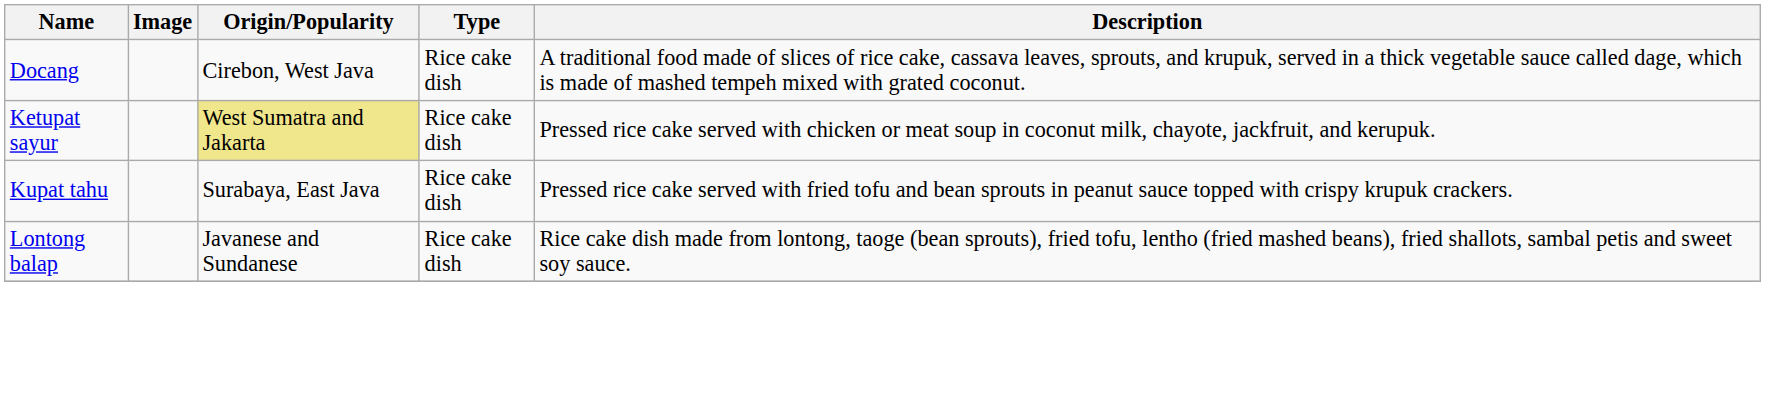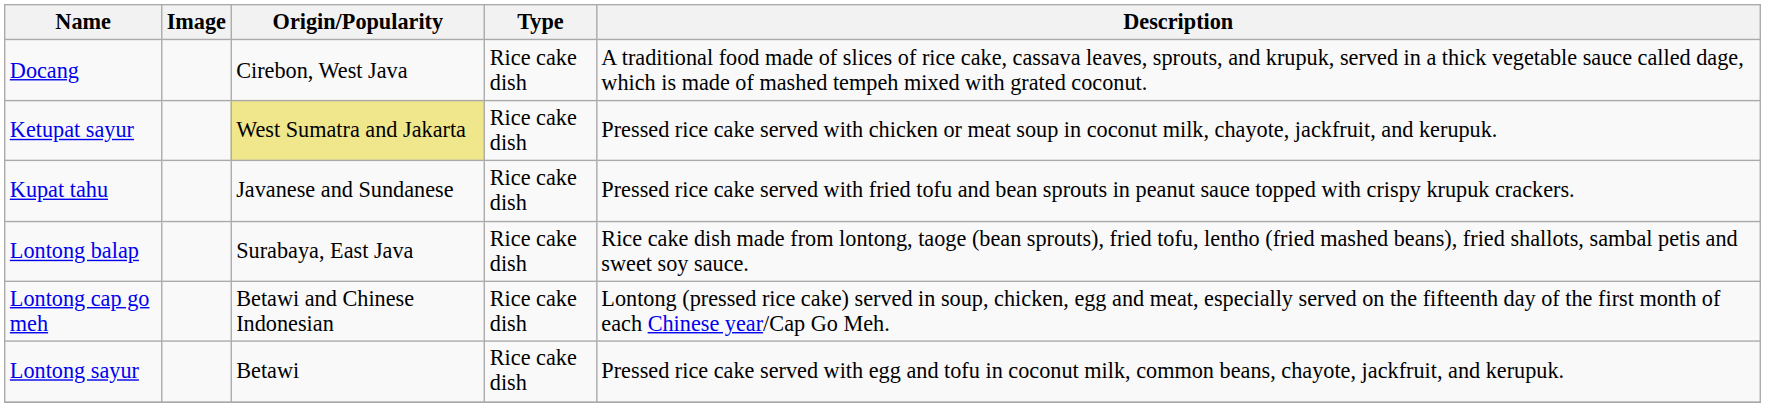(291, 190) Surabaya, East Java -> (345, 190) Javanese and Sundanese
(261, 250) Javanese and Sundanese -> (325, 250) Surabaya, East Java
+ row: (80, 311)
+ row: (74, 371)
